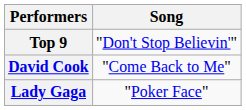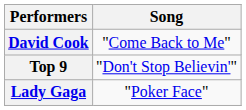rows swapped: (48, 42) <-> (48, 67)
